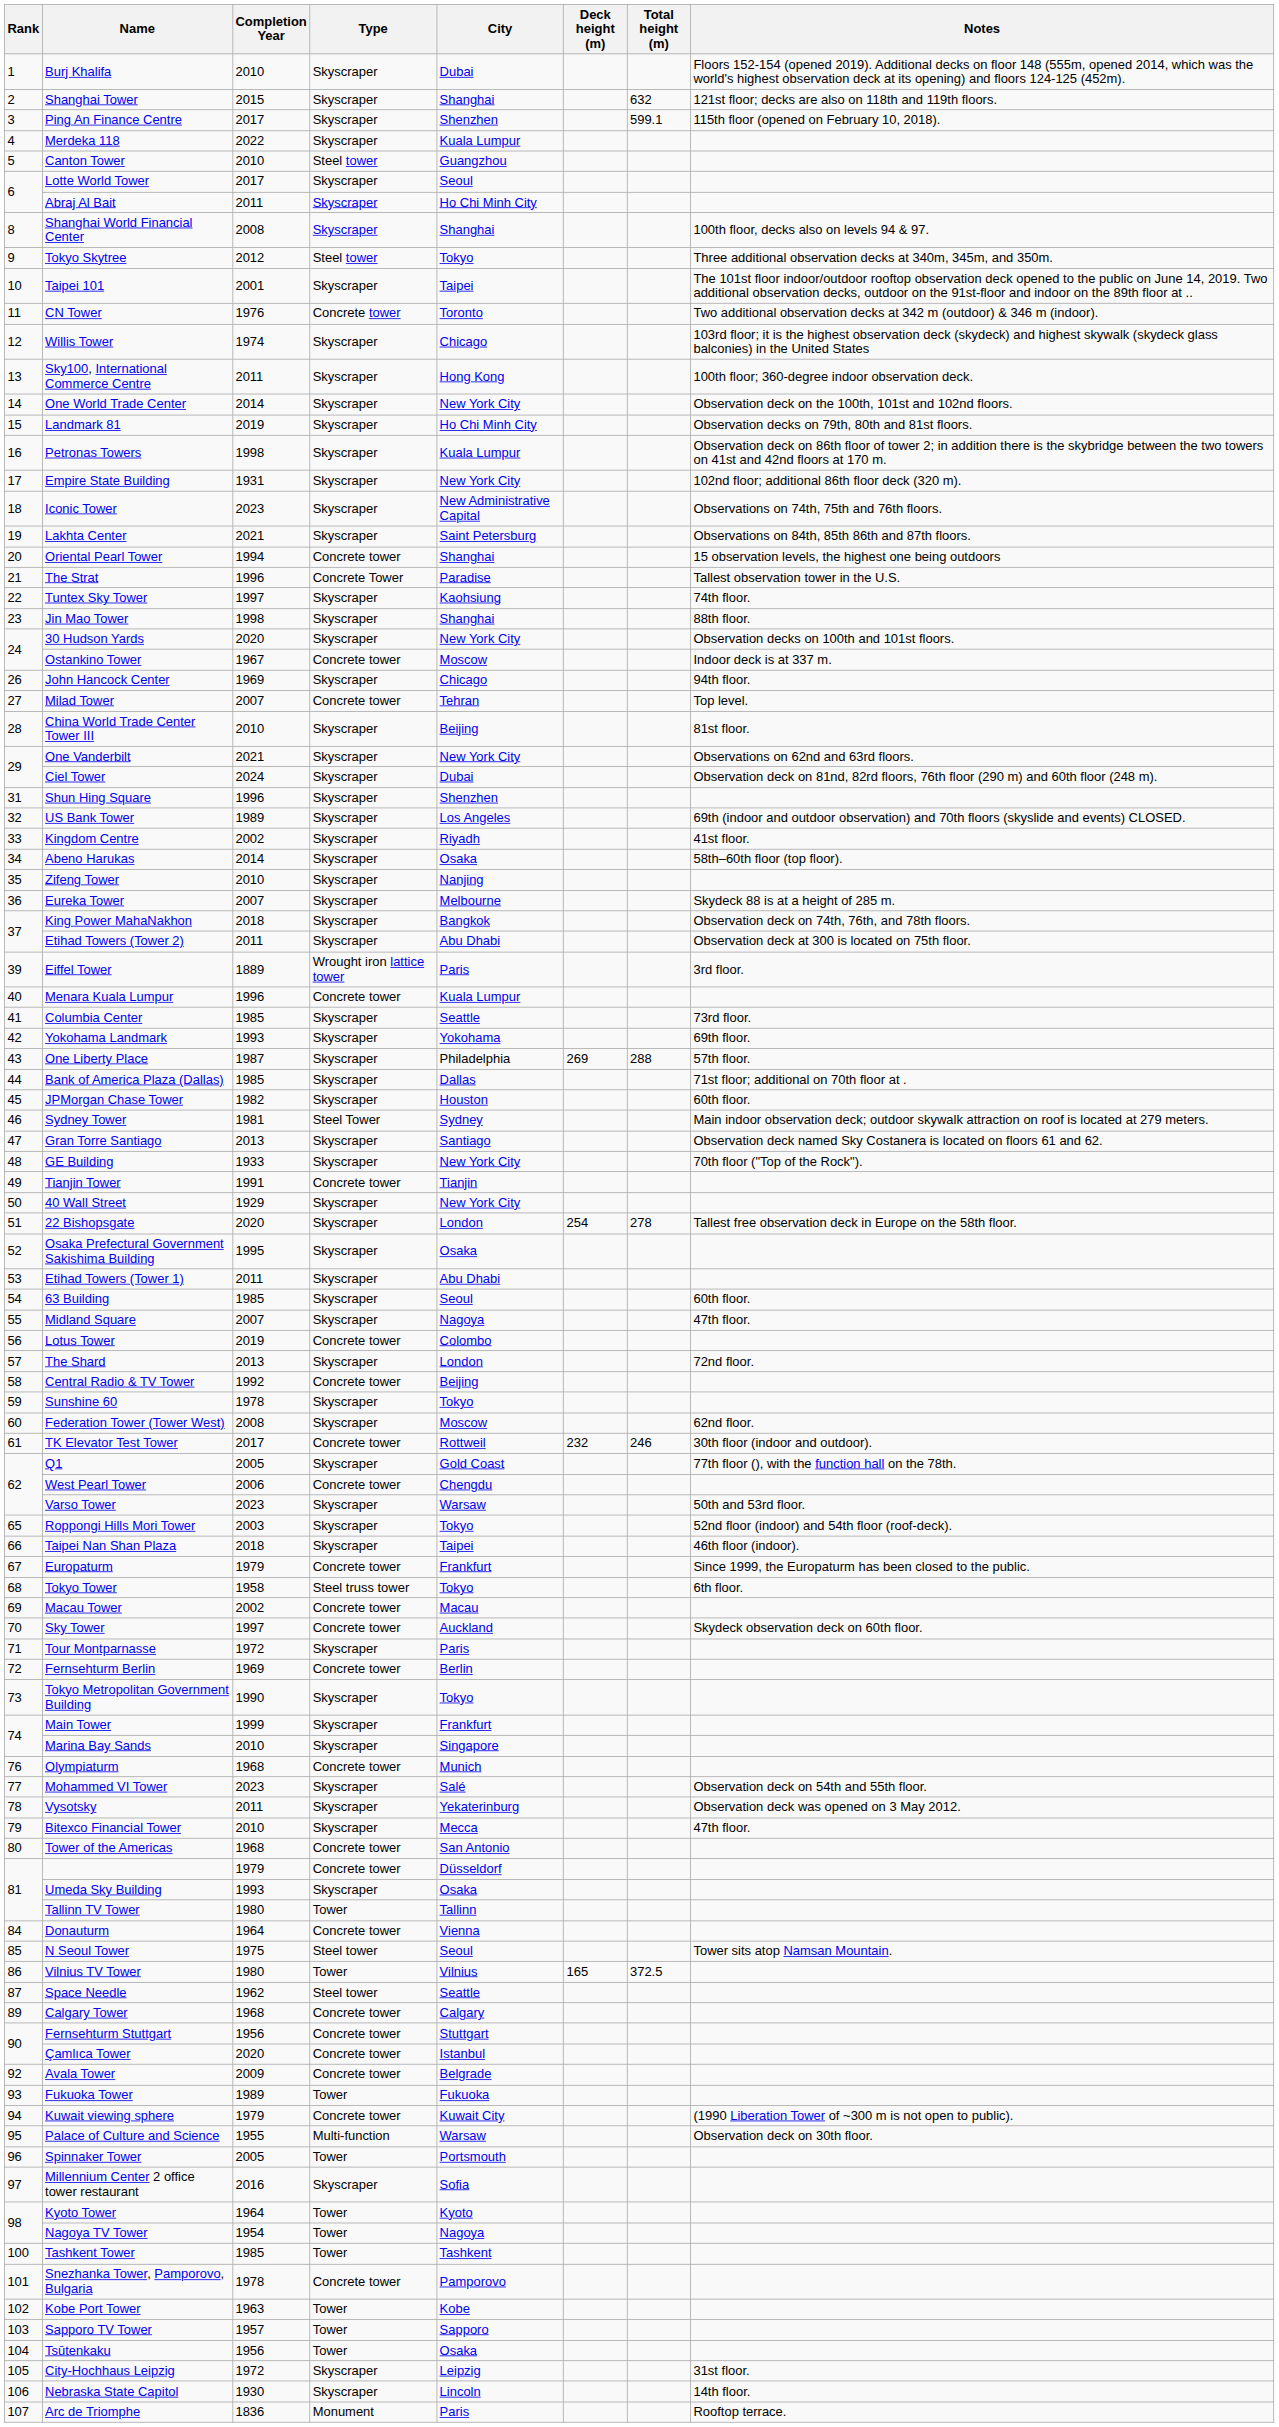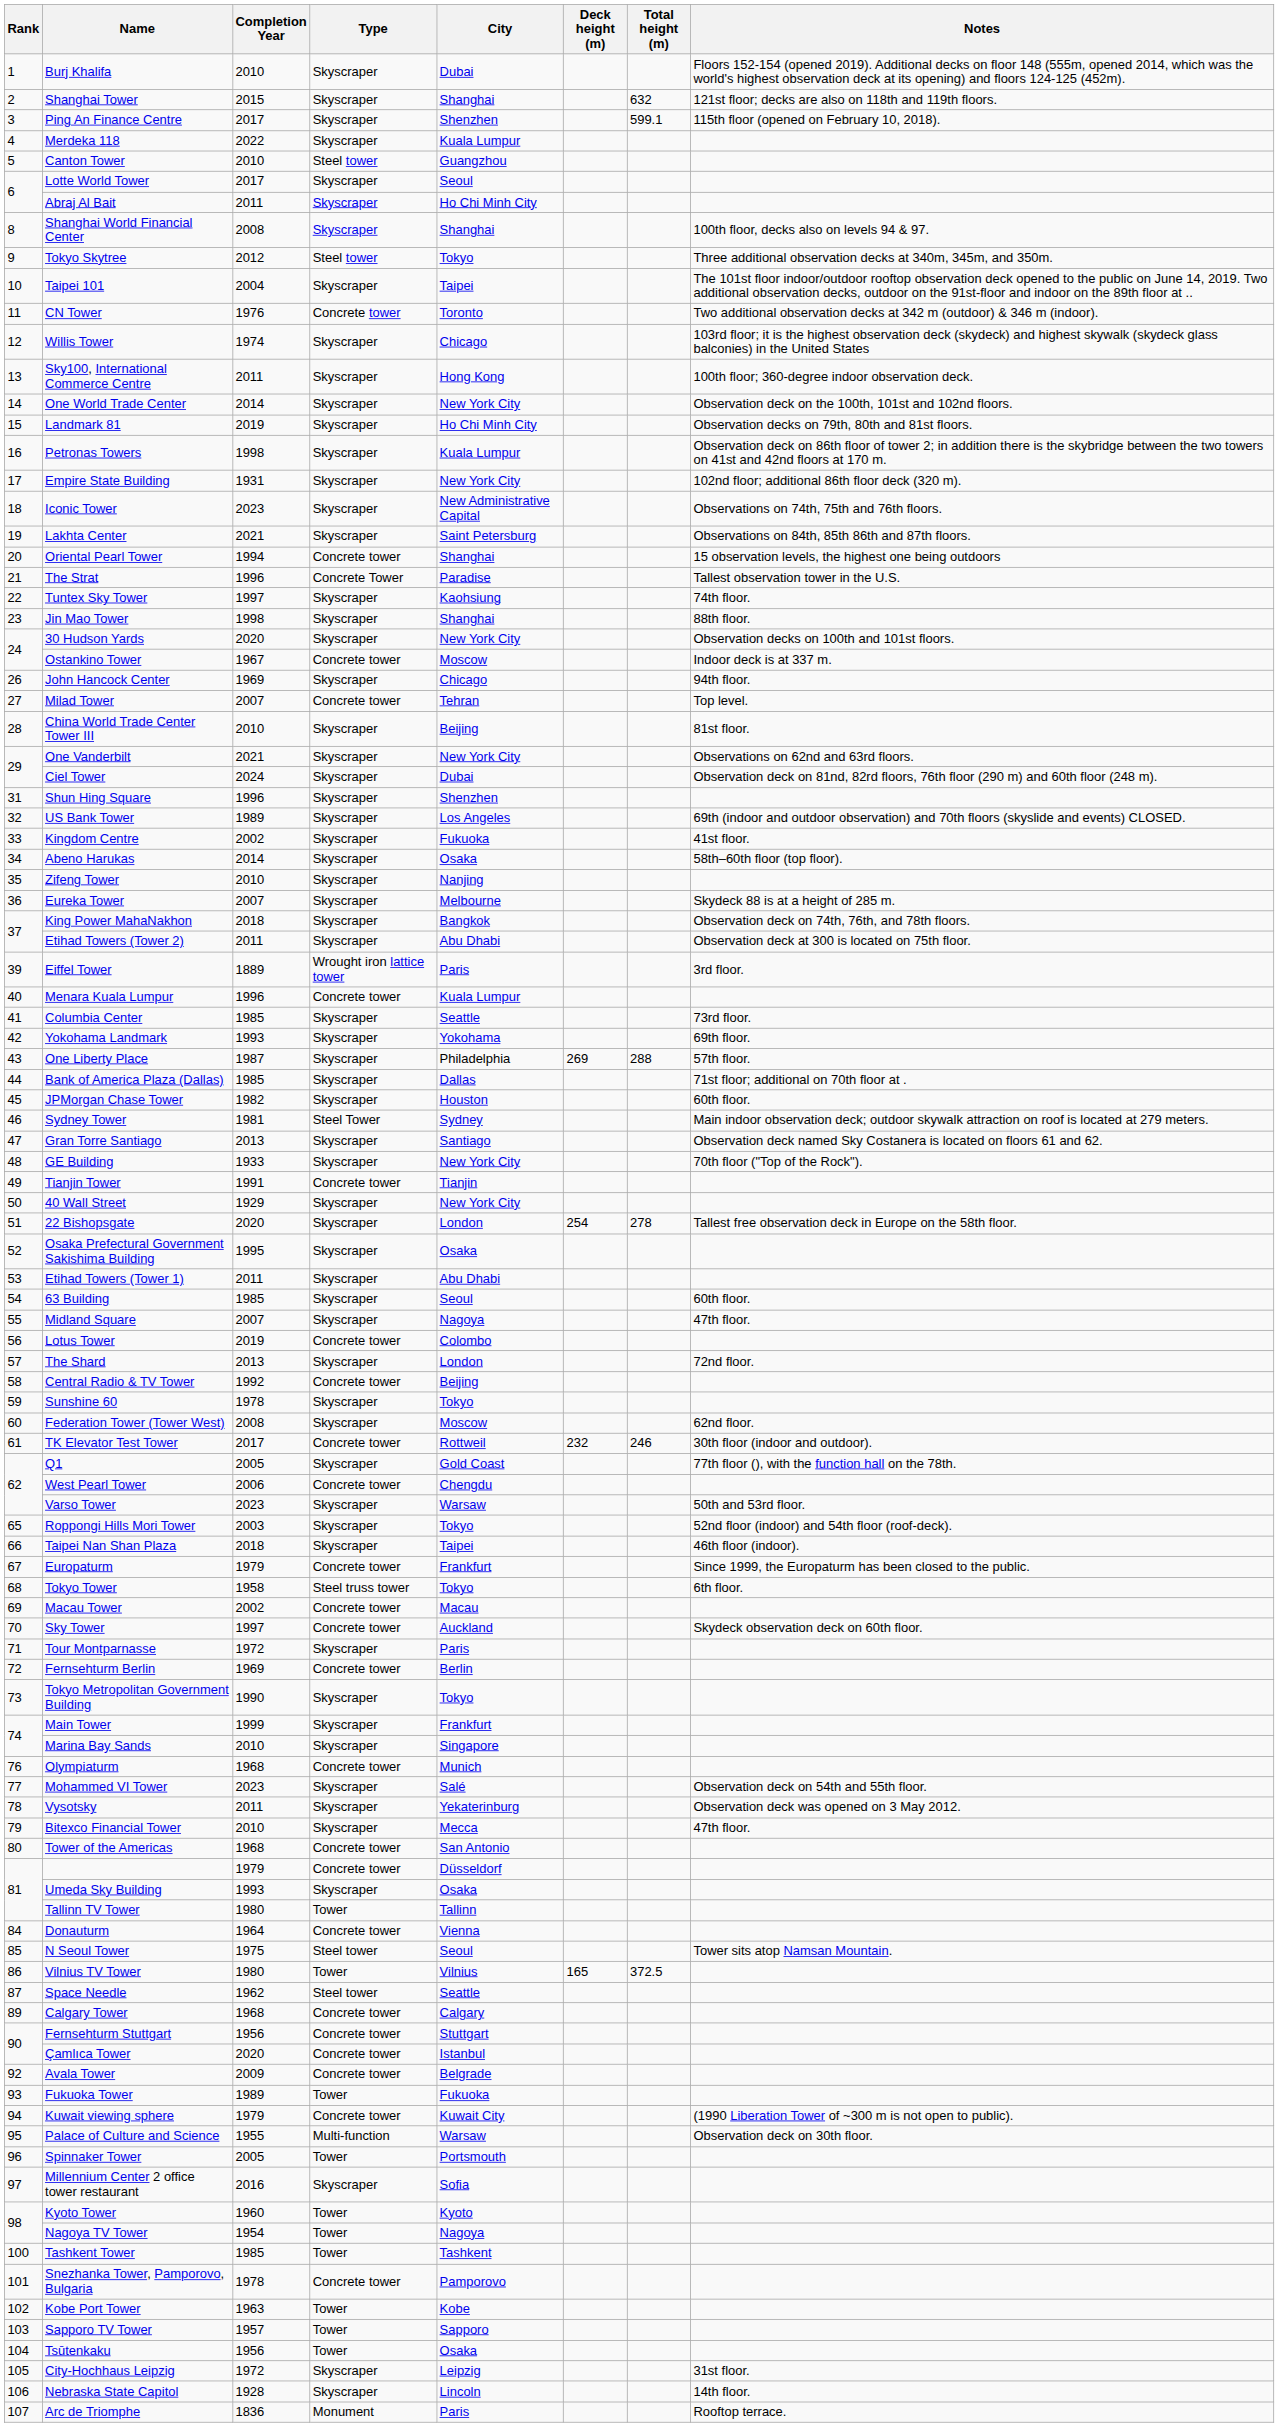(250, 285) 2001 -> (250, 285) 2004
(460, 838) Riyadh -> (464, 838) Fukuoka
(250, 2212) 1964 -> (250, 2212) 1960
(250, 2391) 1930 -> (250, 2391) 1928
